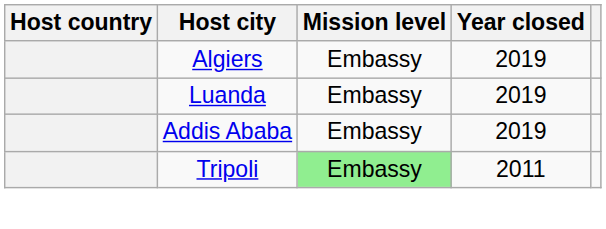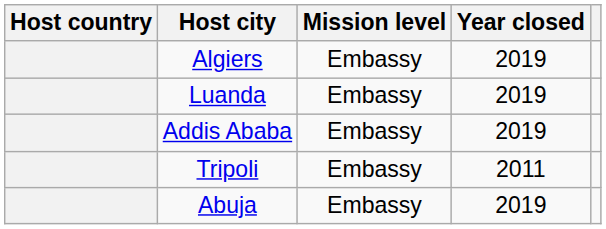(374, 168) lightgreen background -> (374, 168) no background
+ row: (227, 205)
